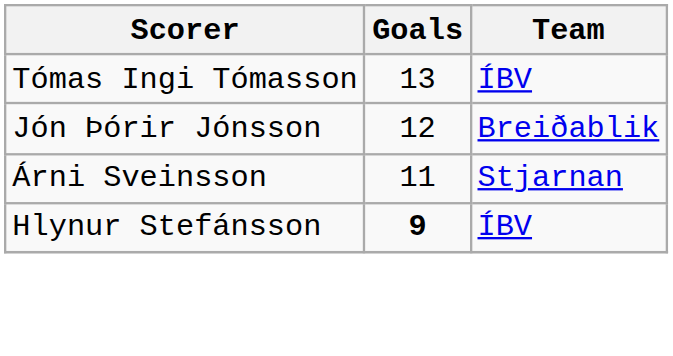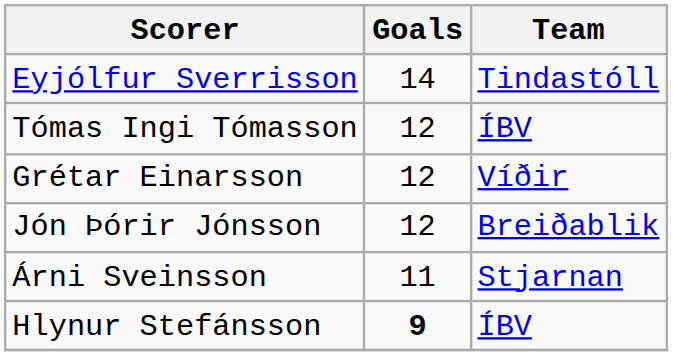+ row: (185, 79)
(418, 79) 13 -> (418, 129) 12
+ row: (158, 178)
